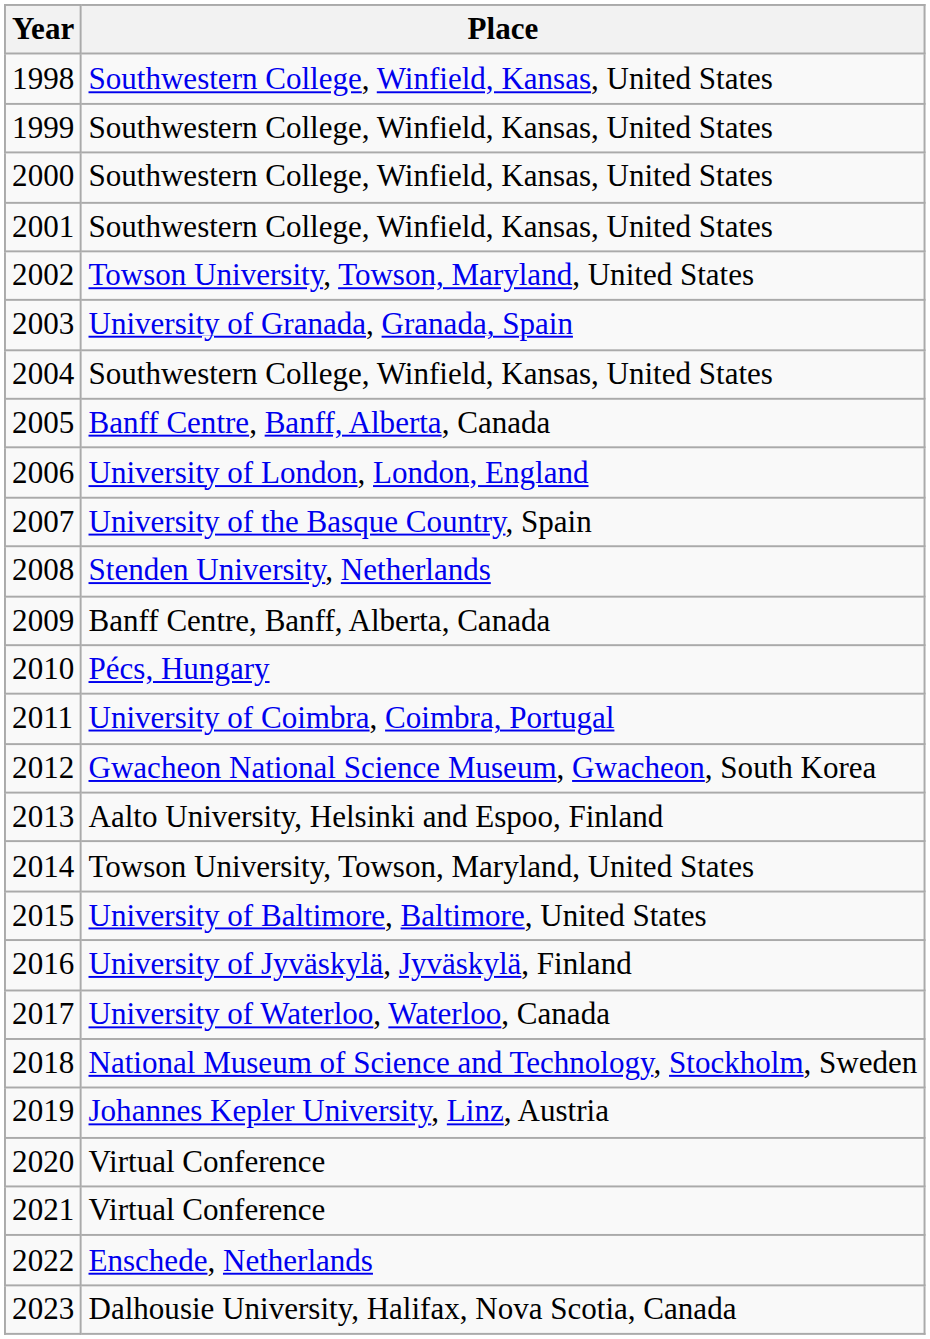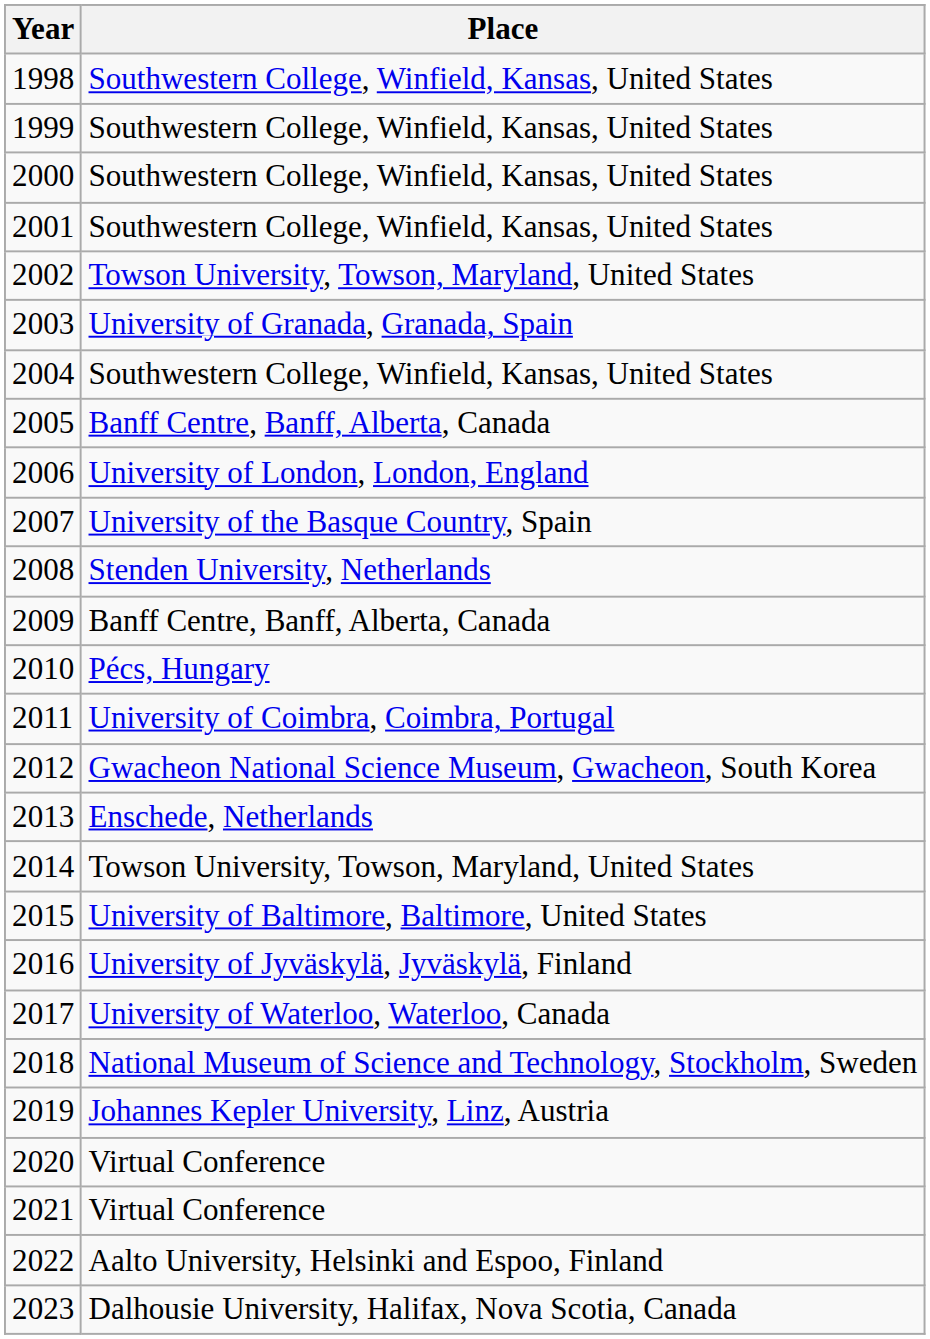(376, 816) Aalto University, Helsinki and Espoo, Finland -> (231, 816) Enschede, Netherlands
(231, 1259) Enschede, Netherlands -> (376, 1259) Aalto University, Helsinki and Espoo, Finland
